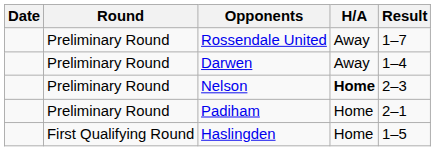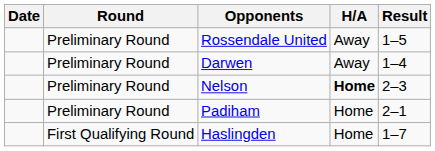(394, 39) 1–7 -> (394, 39) 1–5
(394, 134) 1–5 -> (394, 134) 1–7
